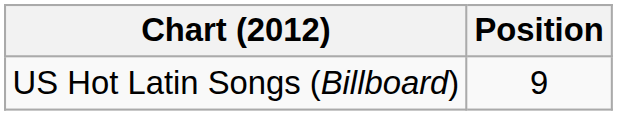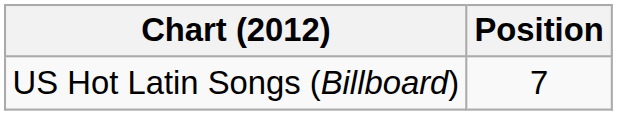(539, 82) 9 -> (539, 82) 7
